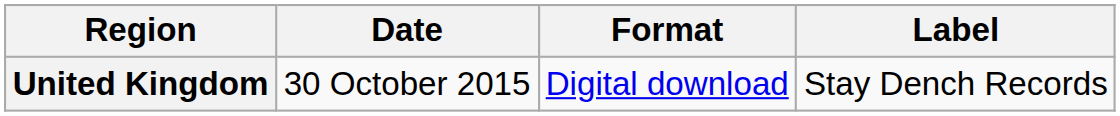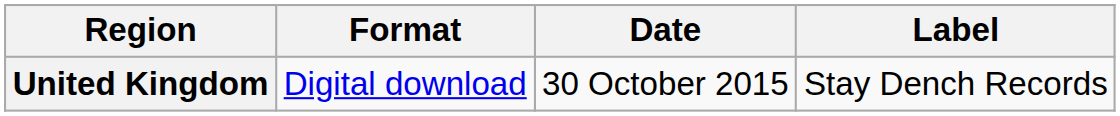columns swapped: (407, 30) <-> (667, 30)
